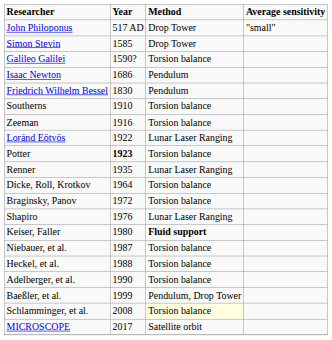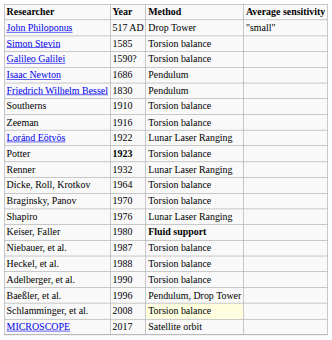(172, 43) Drop Tower -> (180, 43) Torsion balance
(122, 169) 1935 -> (122, 169) 1932
(122, 201) 1972 -> (122, 201) 1970
(122, 295) 1999 -> (122, 295) 1996
